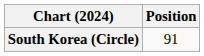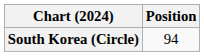(171, 39) 91 -> (171, 39) 94
